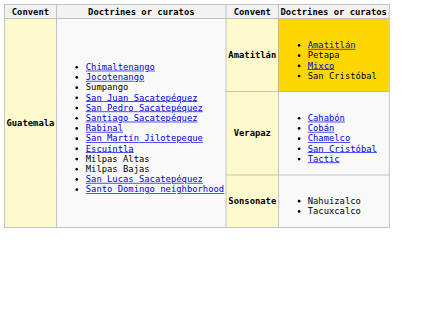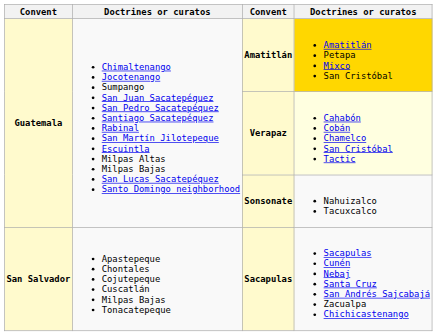(334, 138) no background -> (363, 138) lightyellow background
+ row: (268, 279)
